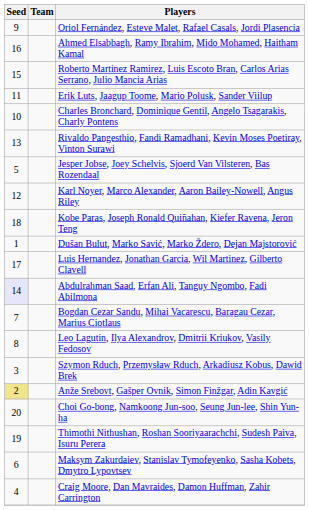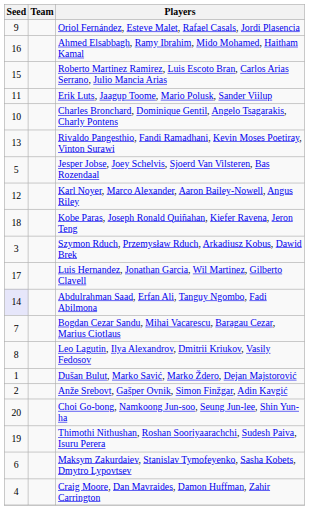rows swapped: (180, 370) <-> (177, 243)
(16, 391) khaki background -> (16, 391) no background
